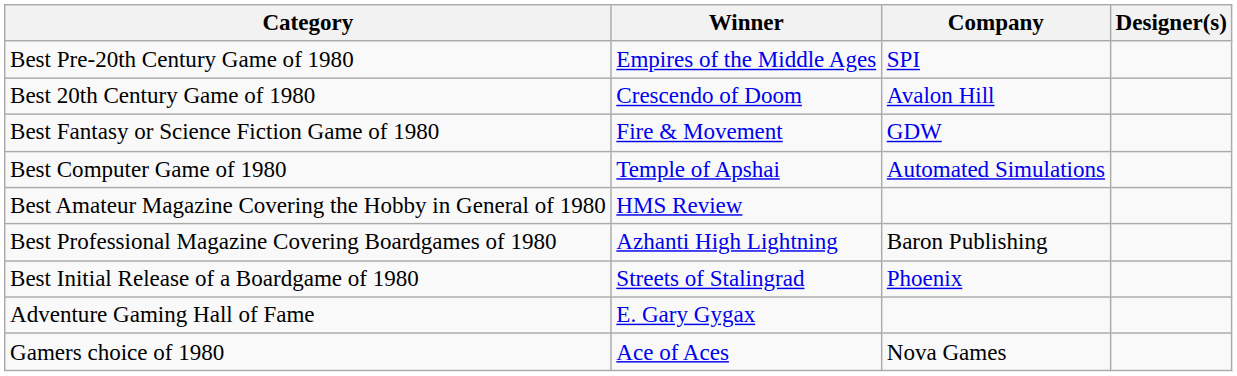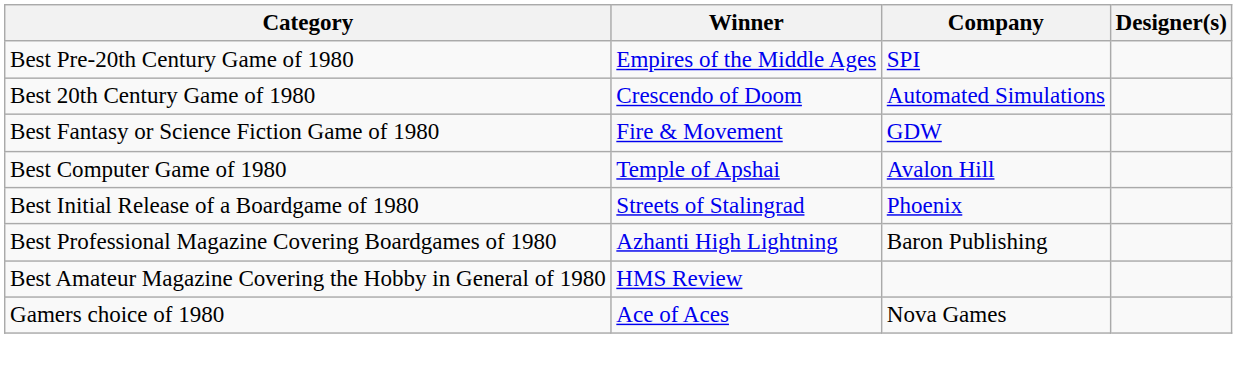(941, 95) Avalon Hill -> (996, 95) Automated Simulations
(996, 168) Automated Simulations -> (941, 168) Avalon Hill
rows swapped: (214, 278) <-> (308, 205)
- row: (162, 315)
